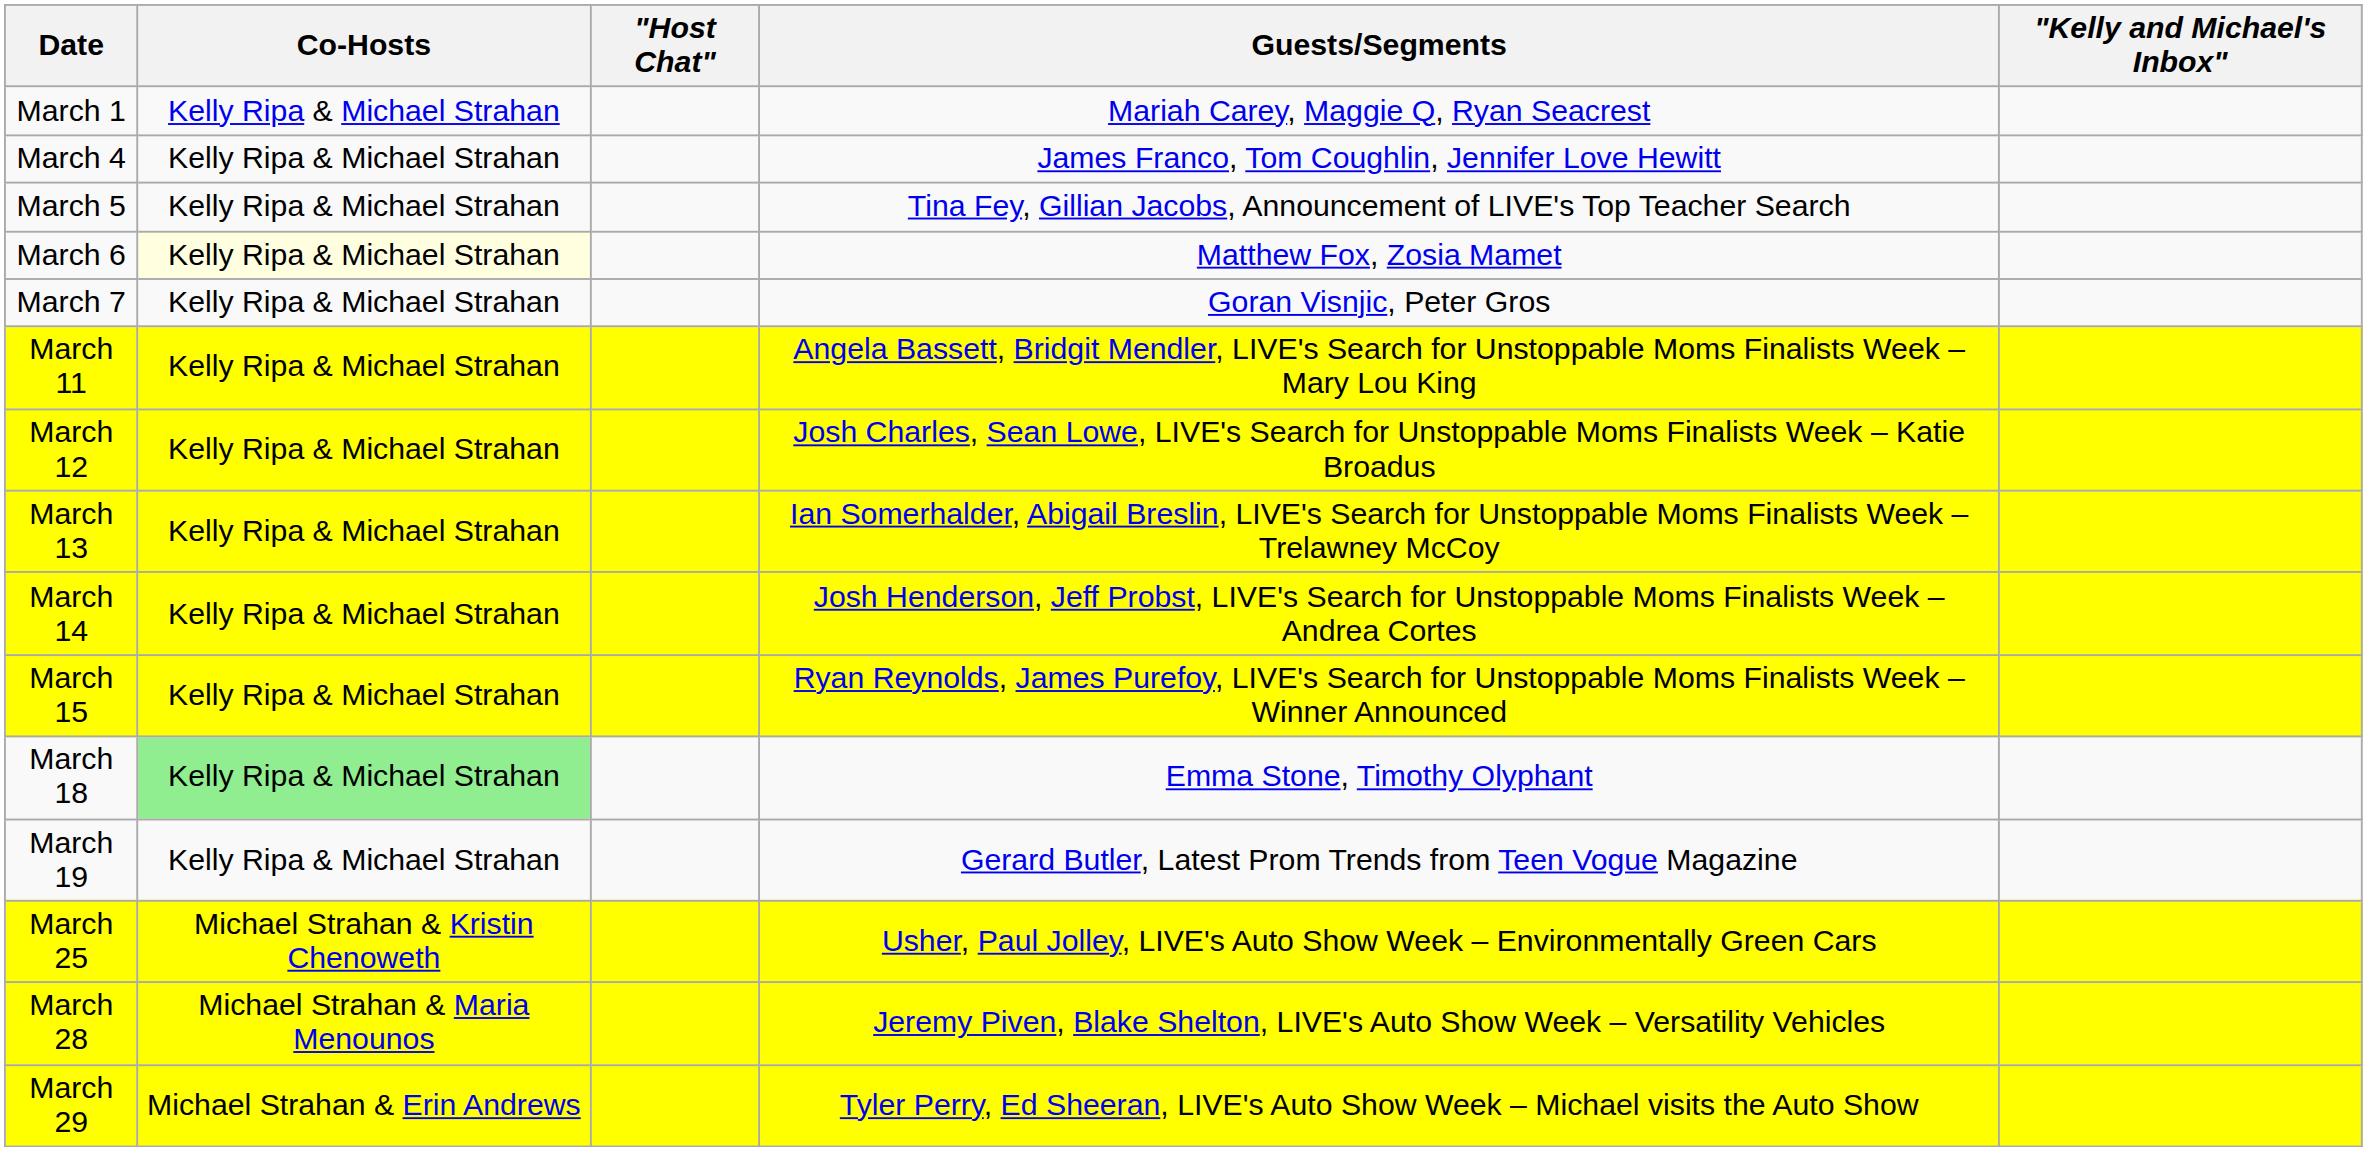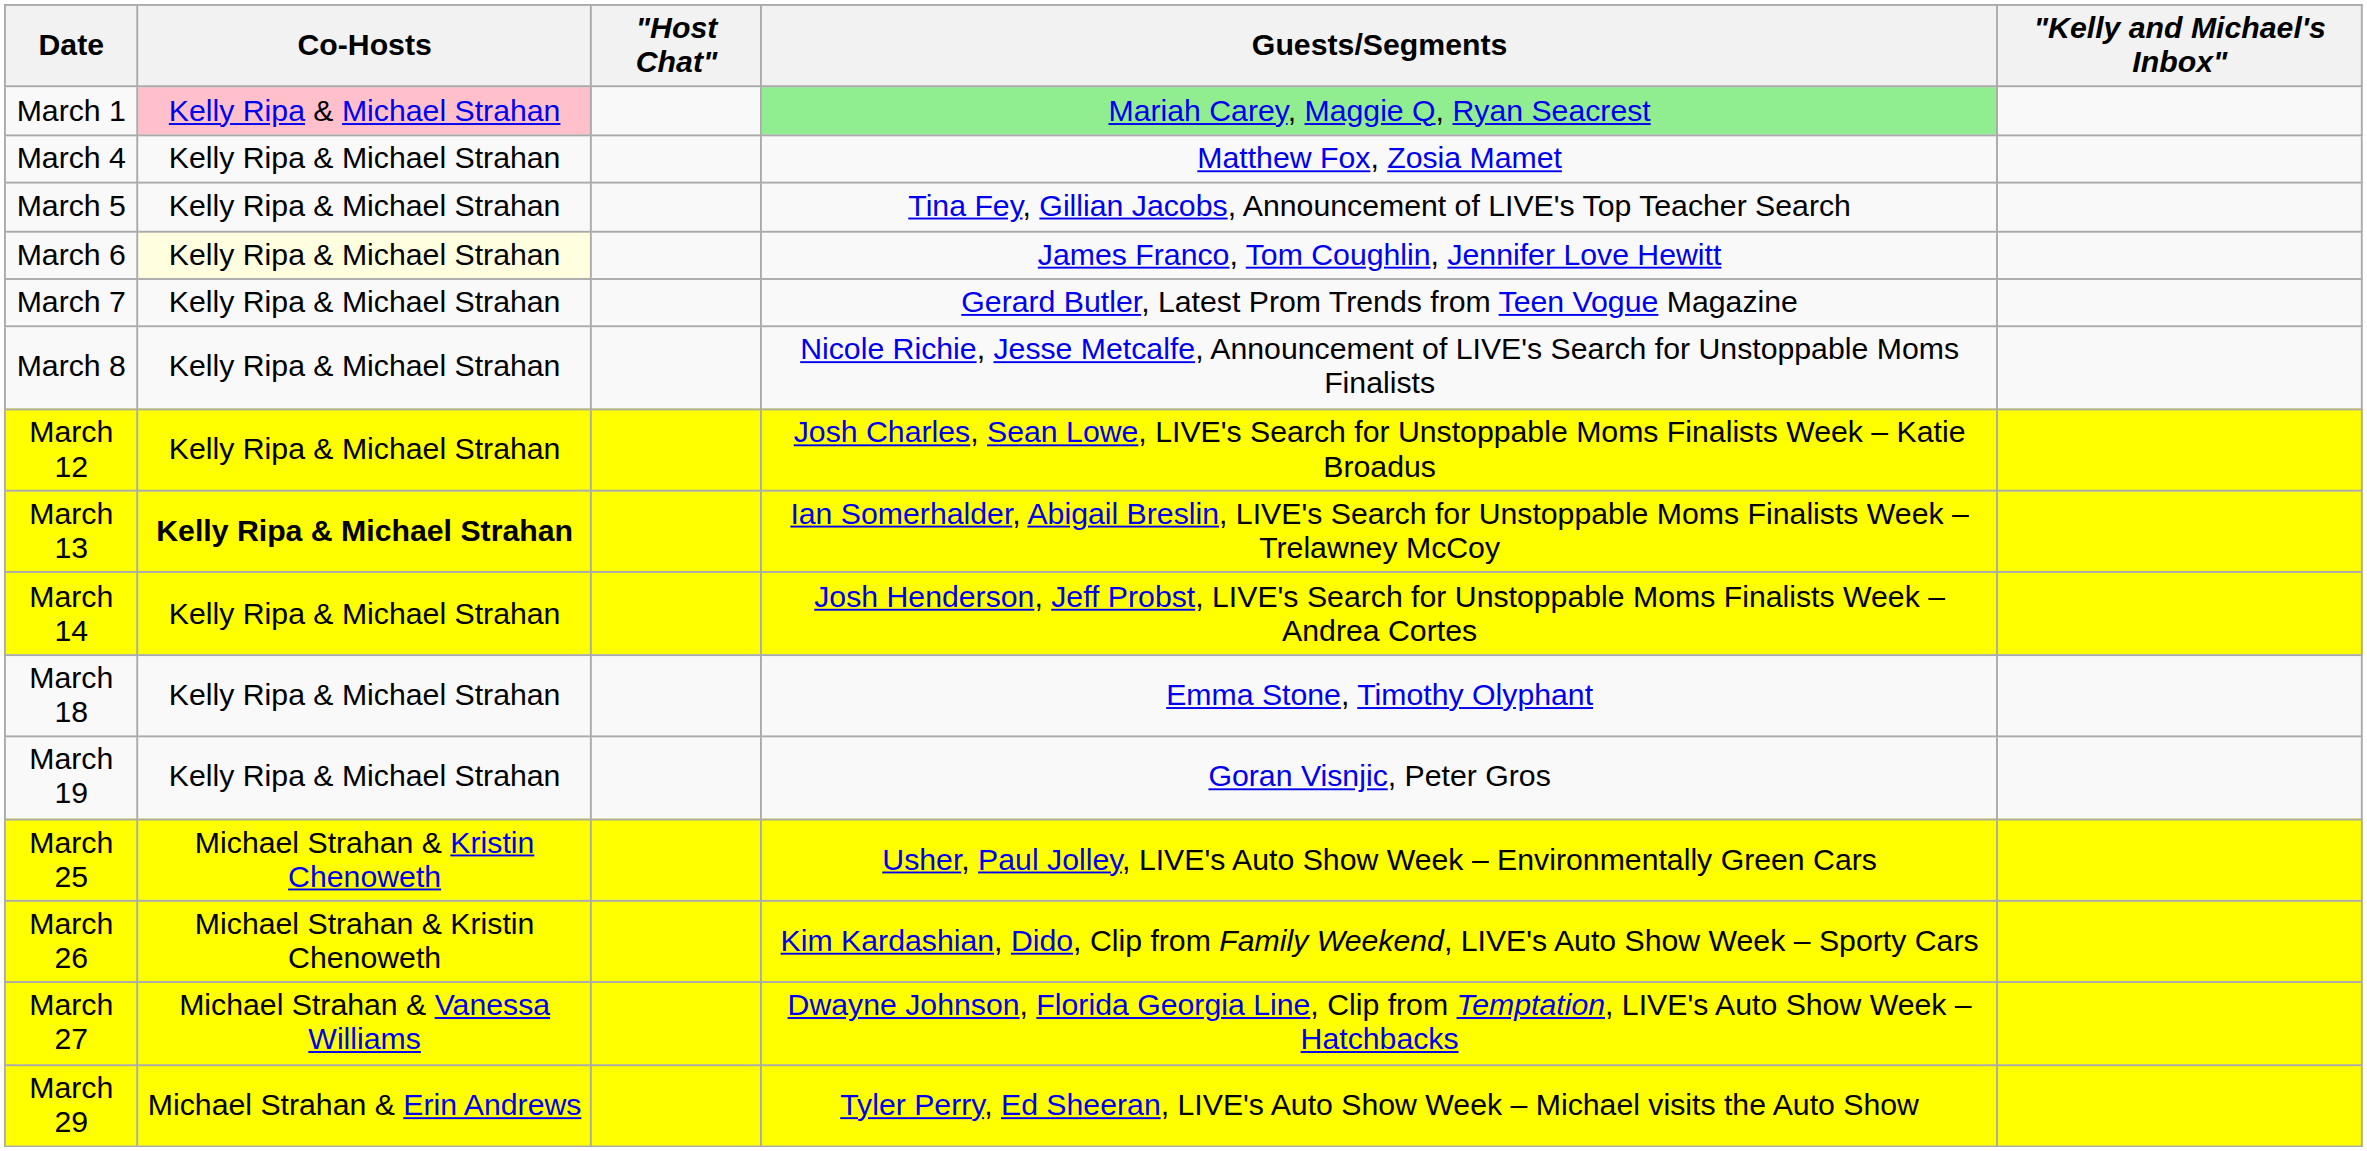(364, 110) no background -> (365, 110) pink background
(1379, 110) no background -> (1380, 110) lightgreen background
(1379, 158) James Franco, Tom Coughlin, Jennifer Love Hewitt -> (1380, 158) Matthew Fox, Zosia Mamet
(1379, 254) Matthew Fox, Zosia Mamet -> (1380, 254) James Franco, Tom Coughlin, Jennifer Love Hewitt
(1379, 302) Goran Visnjic, Peter Gros -> (1380, 302) Gerard Butler, Latest Prom Trends from Teen Vogue Magazine
+ row: (71, 367)
- row: (71, 367)
(364, 531) normal -> (365, 531) bold
- row: (71, 695)
(364, 777) lightgreen background -> (365, 695) no background
(1379, 859) Gerard Butler, Latest Prom Trends from Teen Vogue Magazine -> (1380, 777) Goran Visnjic, Peter Gros
+ row: (71, 941)
+ row: (71, 1023)
- row: (71, 1023)
